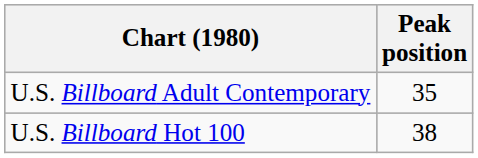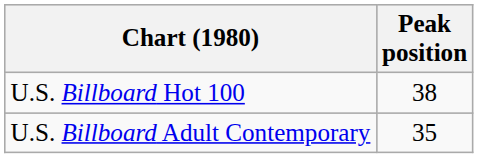rows swapped: (128, 132) <-> (190, 92)
